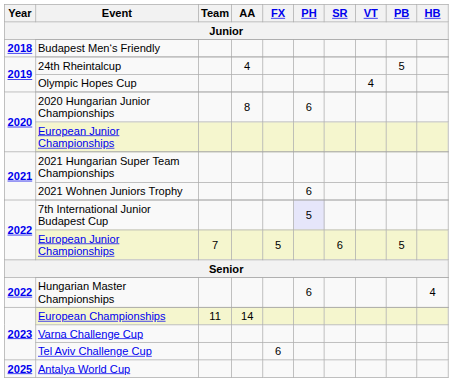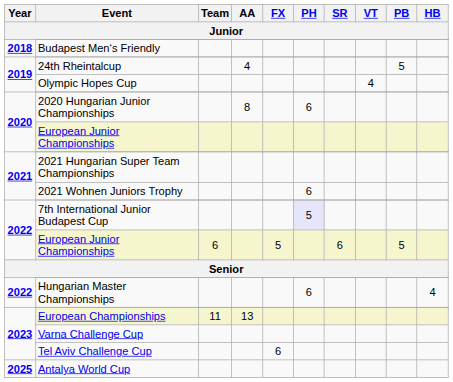(215, 245) 7 -> (215, 245) 6
(247, 316) 14 -> (247, 316) 13
